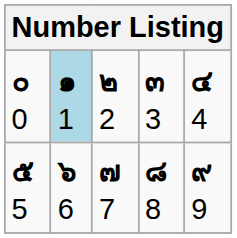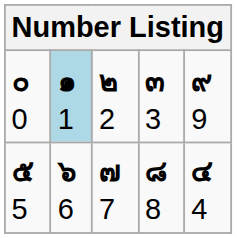(202, 99) ๔ 4 -> (202, 99) ๙ 9
(202, 190) ๙ 9 -> (202, 190) ๔ 4
